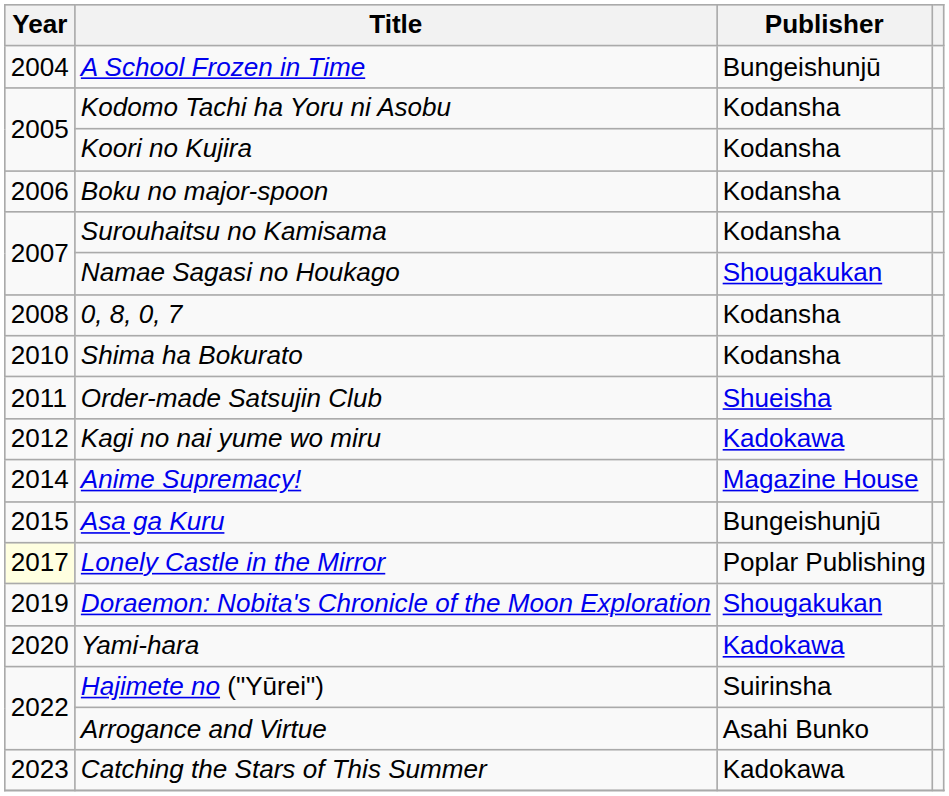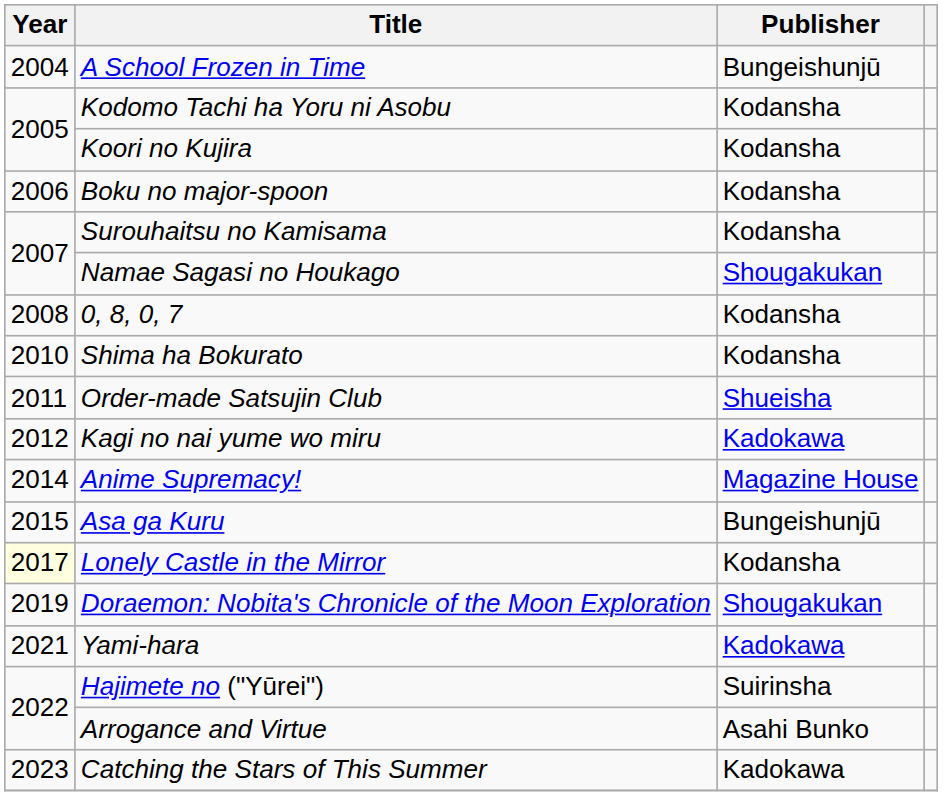(824, 562) Poplar Publishing -> (781, 562) Kodansha
(40, 645) 2020 -> (40, 645) 2021
